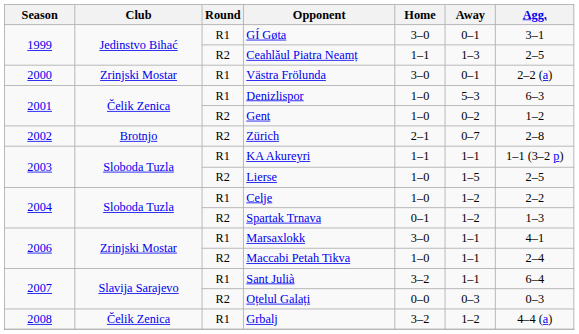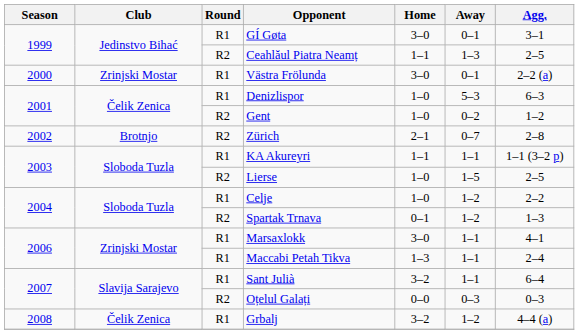(223, 258) R2 -> (223, 258) R1
(420, 258) 1–0 -> (420, 258) 1–3
